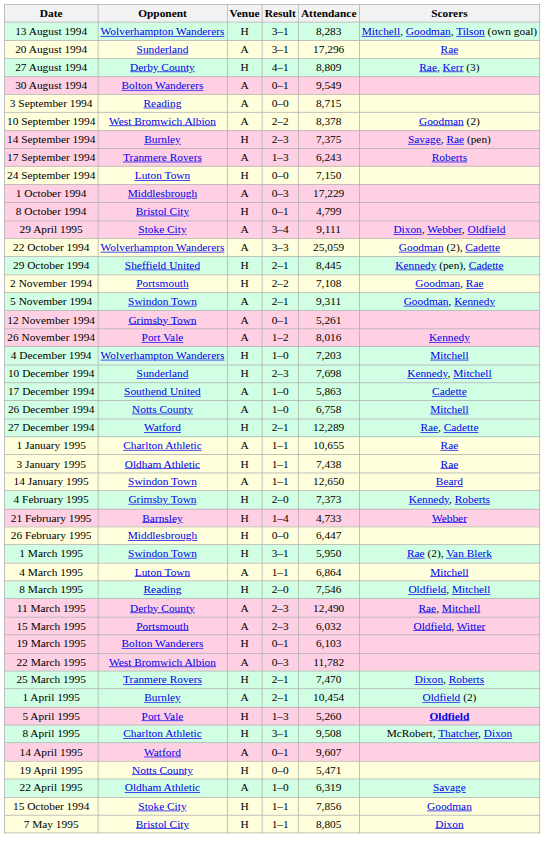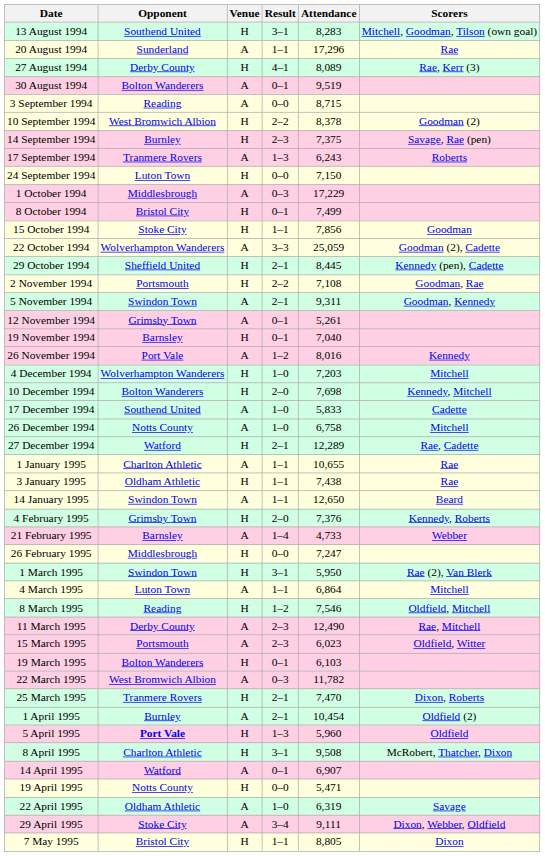(162, 31) Wolverhampton Wanderers -> (162, 31) Southend United
(280, 49) 3–1 -> (280, 49) 1–1
(329, 67) 8,809 -> (329, 67) 8,089
(329, 85) 9,549 -> (329, 85) 9,519
(245, 121) A -> (245, 121) H
(329, 211) 4,799 -> (329, 211) 7,499
rows swapped: (51, 806) <-> (51, 229)
+ row: (51, 337)
(162, 373) Sunderland -> (162, 391) Bolton Wanderers
(280, 373) 2–3 -> (280, 391) 2–0
(329, 391) 5,863 -> (329, 409) 5,833
(329, 499) 7,373 -> (329, 517) 7,376
(245, 517) H -> (245, 535) A
(329, 535) 6,447 -> (329, 553) 7,247
(280, 590) 2–0 -> (280, 608) 1–2
(329, 626) 6,032 -> (329, 644) 6,023
(162, 716) normal -> (162, 734) bold
(329, 716) 5,260 -> (329, 734) 5,960
(449, 716) bold -> (449, 734) normal
(329, 752) 9,607 -> (329, 770) 6,907
